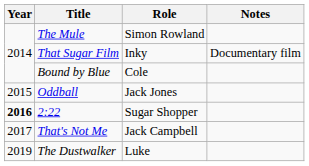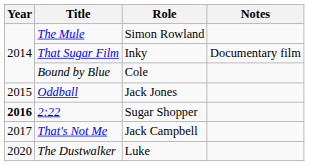(20, 151) 2019 -> (20, 151) 2020
